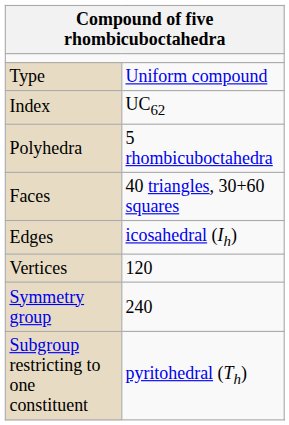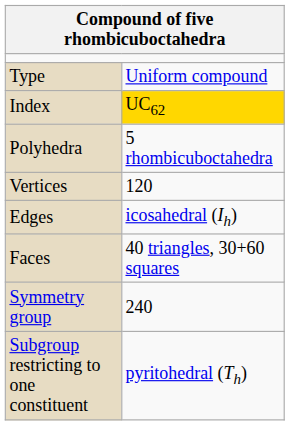(145, 107) no background -> (145, 107) gold background
rows swapped: (30, 196) <-> (38, 268)
